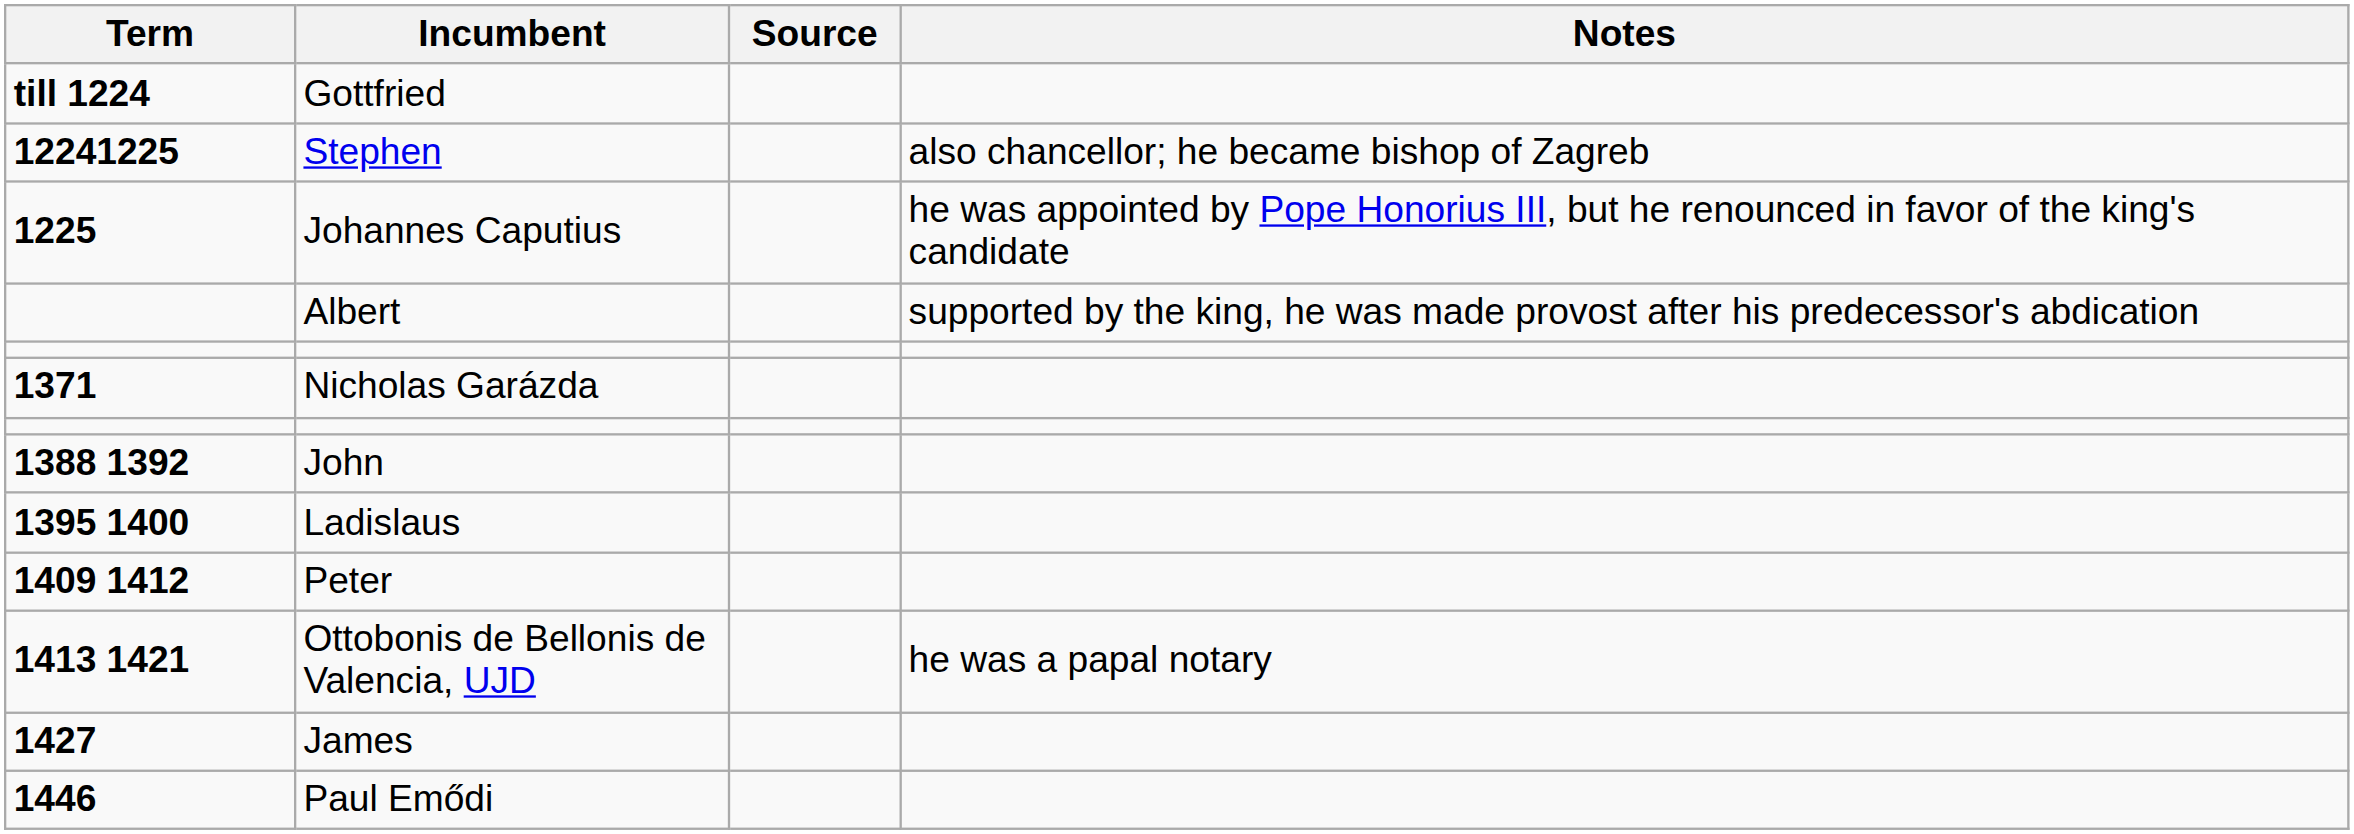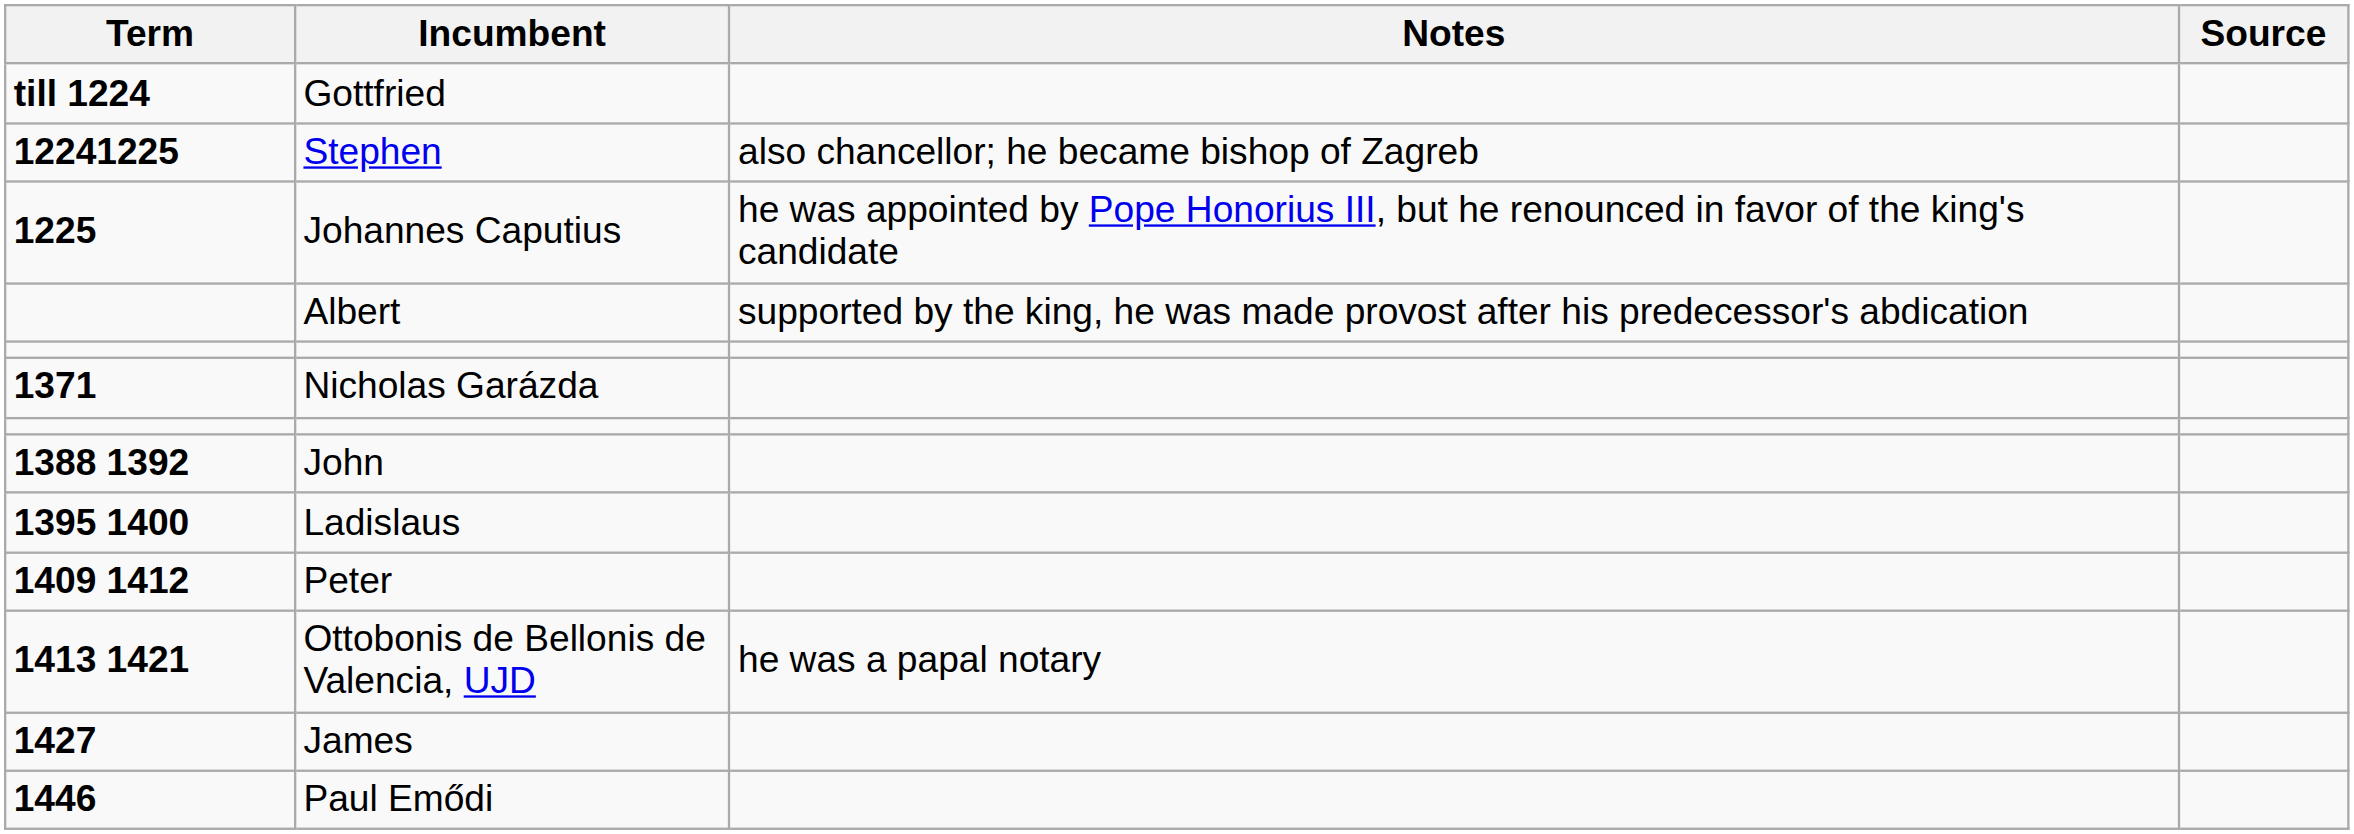columns swapped: (1624, 33) <-> (815, 33)
